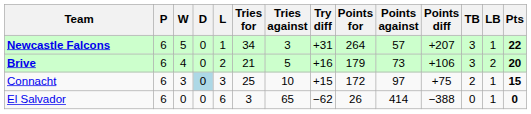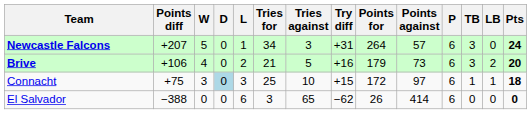columns swapped: (164, 20) <-> (442, 20)
(493, 44) 1 -> (493, 44) 0
(515, 44) 22 -> (515, 44) 24
(472, 81) 2 -> (472, 81) 1
(515, 81) 15 -> (515, 81) 18
(493, 99) 1 -> (493, 99) 0
